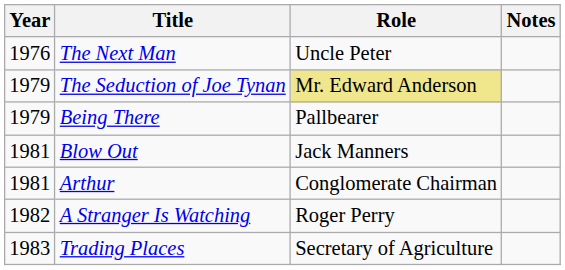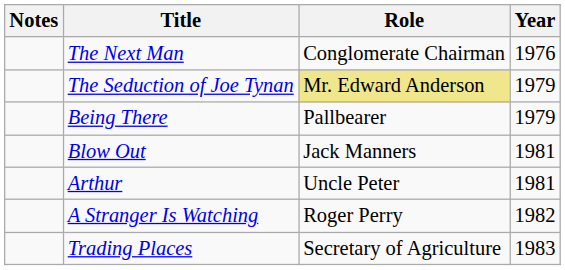columns swapped: (30, 20) <-> (531, 20)
(343, 53) Uncle Peter -> (404, 53) Conglomerate Chairman
(396, 183) Conglomerate Chairman -> (351, 183) Uncle Peter
